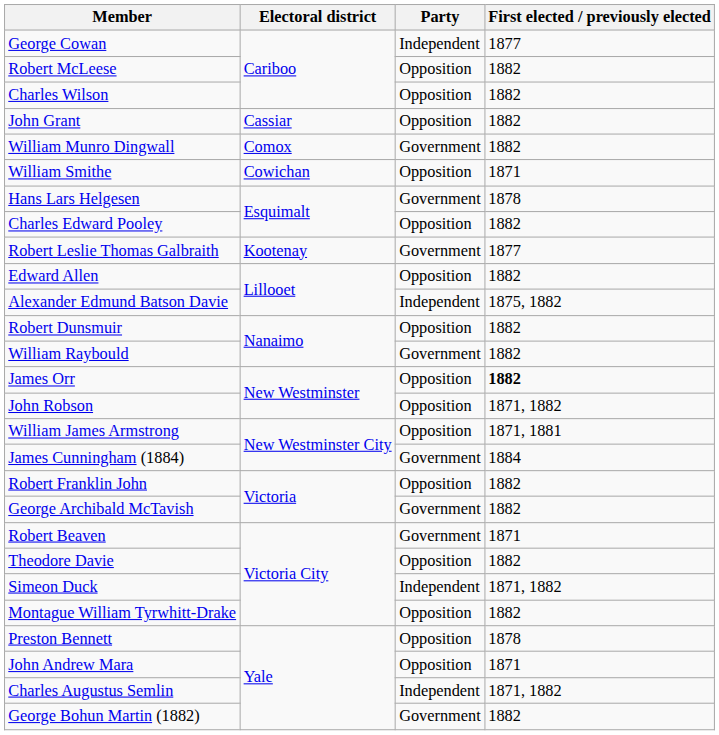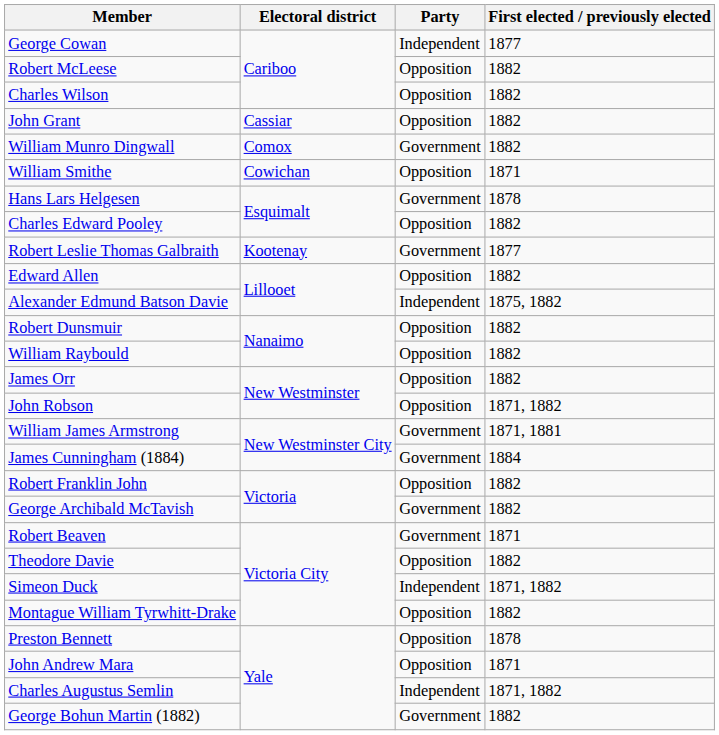(440, 353) Government -> (435, 353) Opposition
(505, 379) bold -> (505, 379) normal
(435, 431) Opposition -> (440, 431) Government
